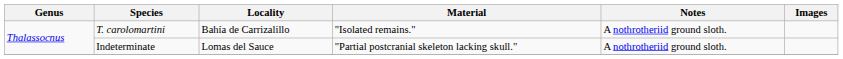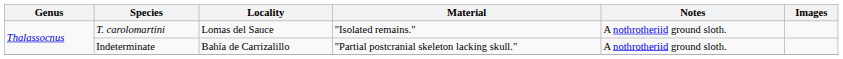(246, 29) Bahía de Carrizalillo -> (238, 29) Lomas del Sauce
(238, 46) Lomas del Sauce -> (246, 46) Bahía de Carrizalillo
